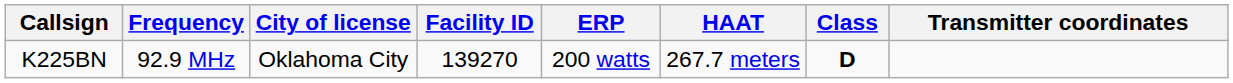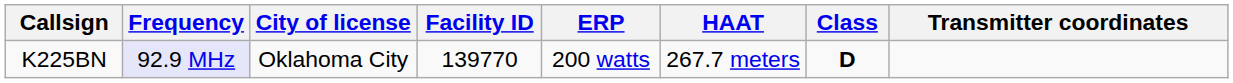(186, 58) no background -> (186, 58) lavender background
(480, 58) 139270 -> (480, 58) 139770
